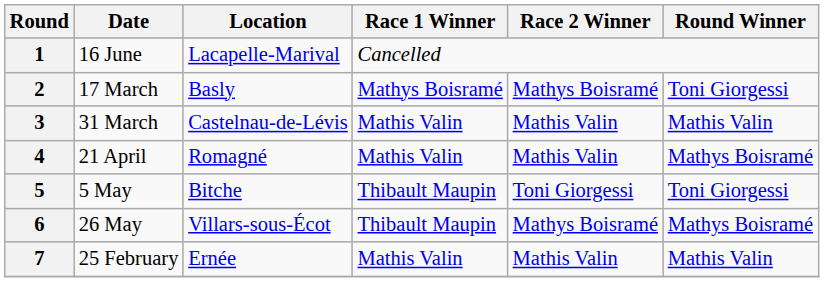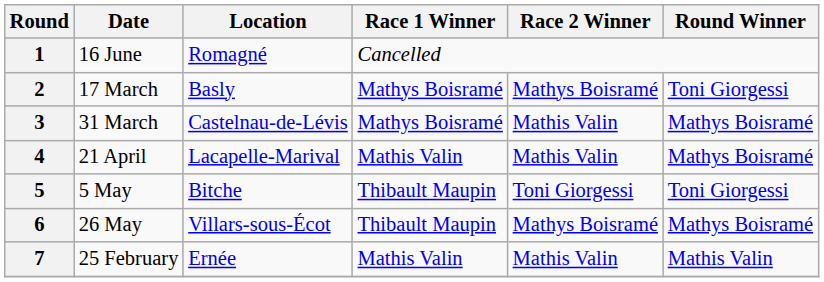(264, 54) Lacapelle-Marival -> (228, 54) Romagné
(410, 122) Mathis Valin -> (430, 122) Mathys Boisramé
(720, 122) Mathis Valin -> (740, 122) Mathys Boisramé
(228, 156) Romagné -> (264, 156) Lacapelle-Marival
